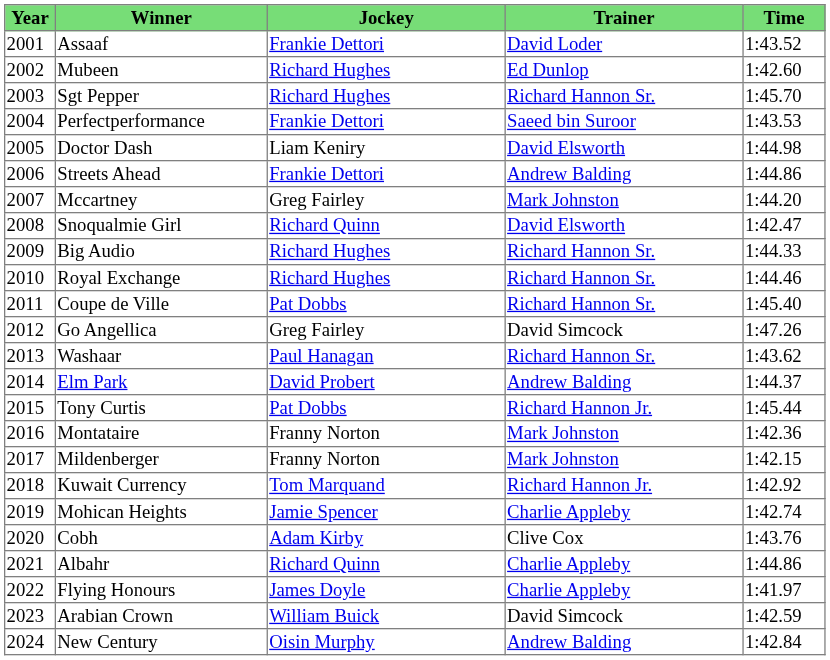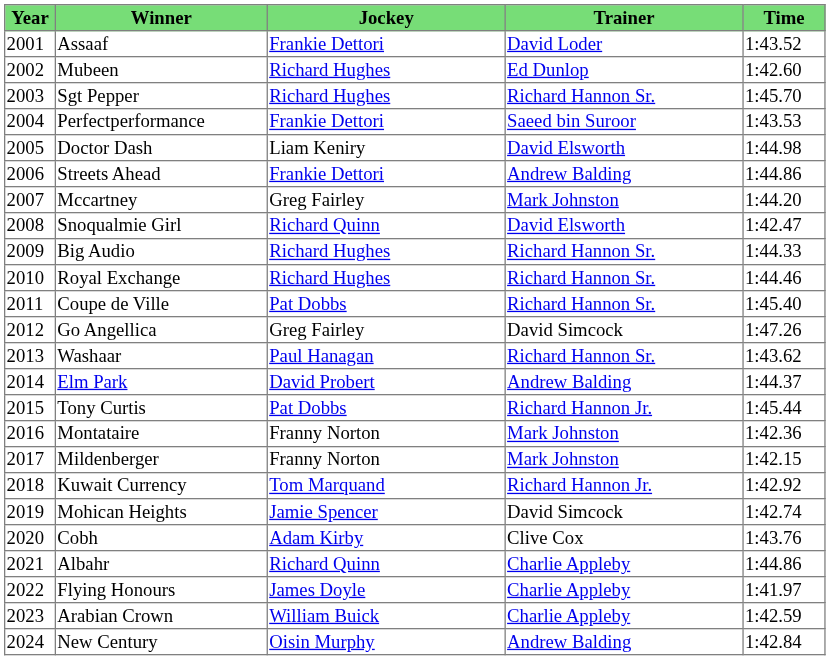(569, 511) Charlie Appleby -> (565, 511) David Simcock
(565, 615) David Simcock -> (569, 615) Charlie Appleby
